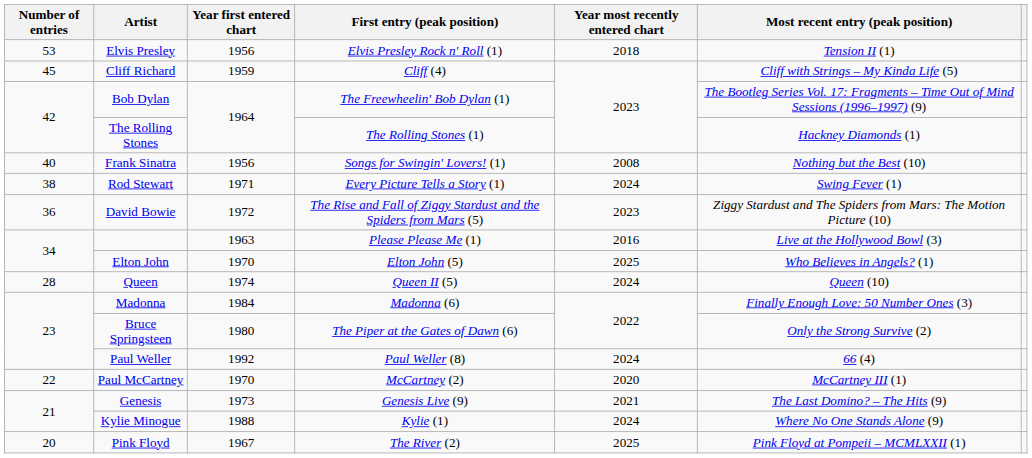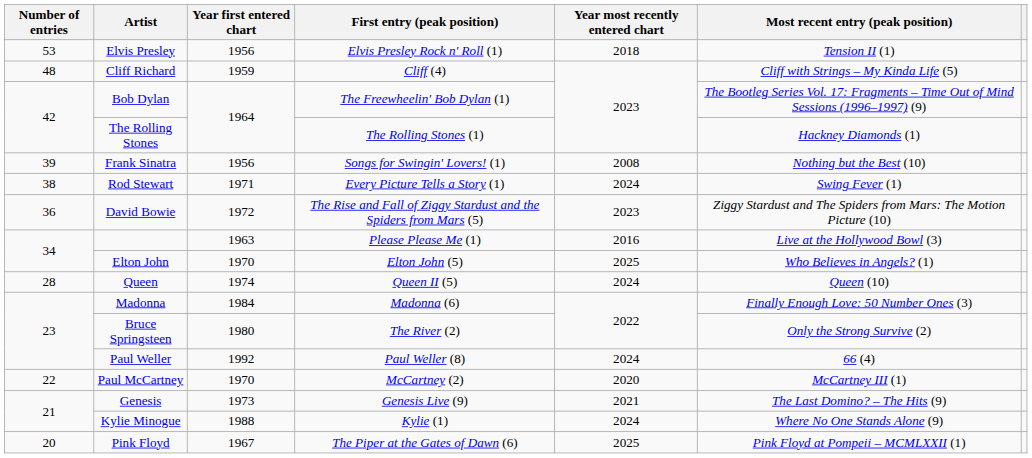(49, 71) 45 -> (49, 71) 48
(49, 163) 40 -> (49, 163) 39
(425, 331) The Piper at the Gates of Dawn (6) -> (425, 331) The River (2)
(425, 442) The River (2) -> (425, 442) The Piper at the Gates of Dawn (6)
